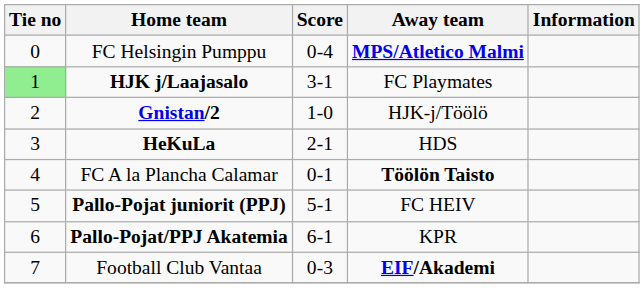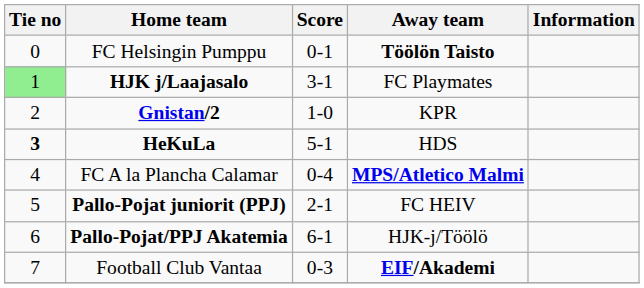(320, 50) 0-4 -> (320, 50) 0-1
(438, 50) MPS/Atletico Malmi -> (438, 50) Töölön Taisto
(438, 112) HJK-j/Töölö -> (438, 112) KPR
(35, 143) normal -> (35, 143) bold
(320, 143) 2-1 -> (320, 143) 5-1
(320, 174) 0-1 -> (320, 174) 0-4
(438, 174) Töölön Taisto -> (438, 174) MPS/Atletico Malmi
(320, 205) 5-1 -> (320, 205) 2-1
(438, 236) KPR -> (438, 236) HJK-j/Töölö
